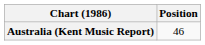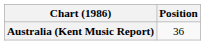(179, 31) 46 -> (179, 31) 36
